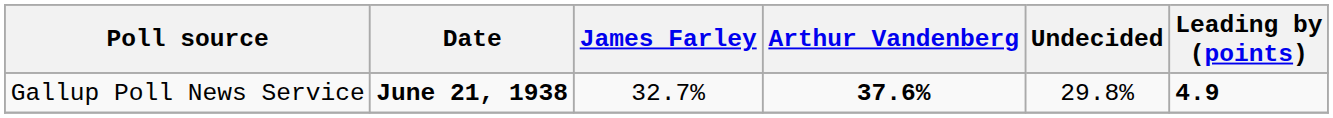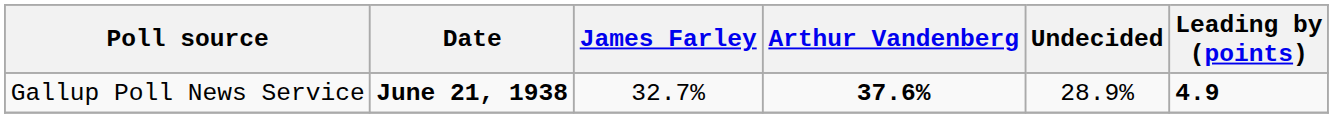(1097, 93) 29.8% -> (1097, 93) 28.9%
